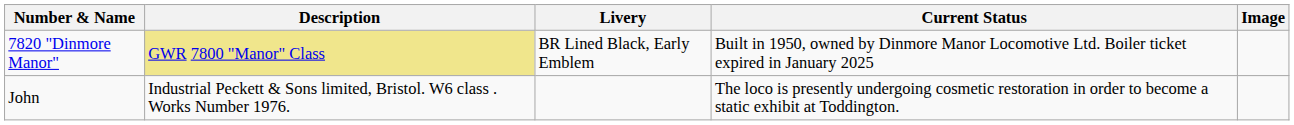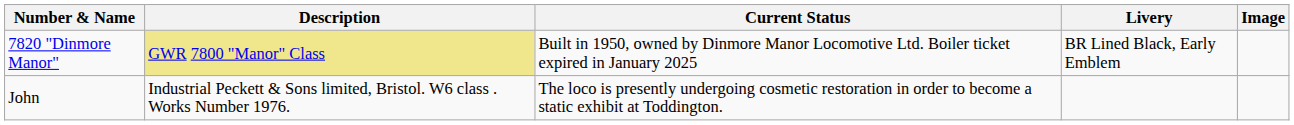columns swapped: (974, 17) <-> (623, 17)
